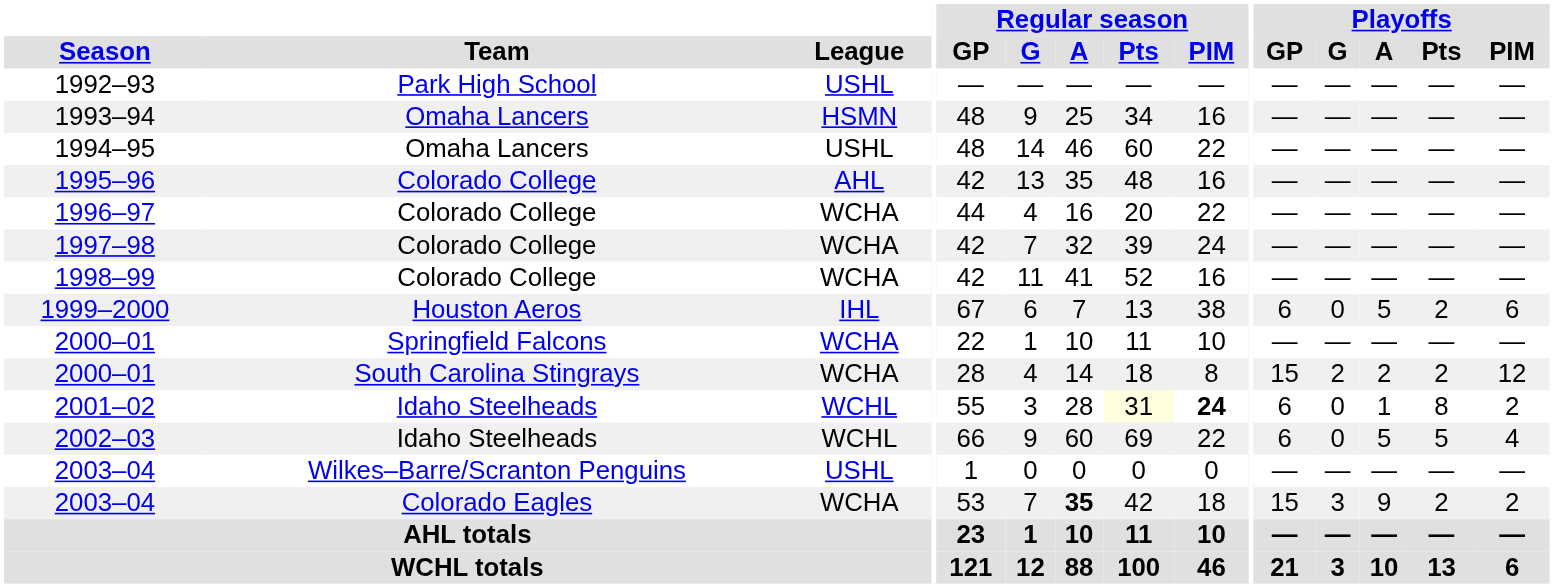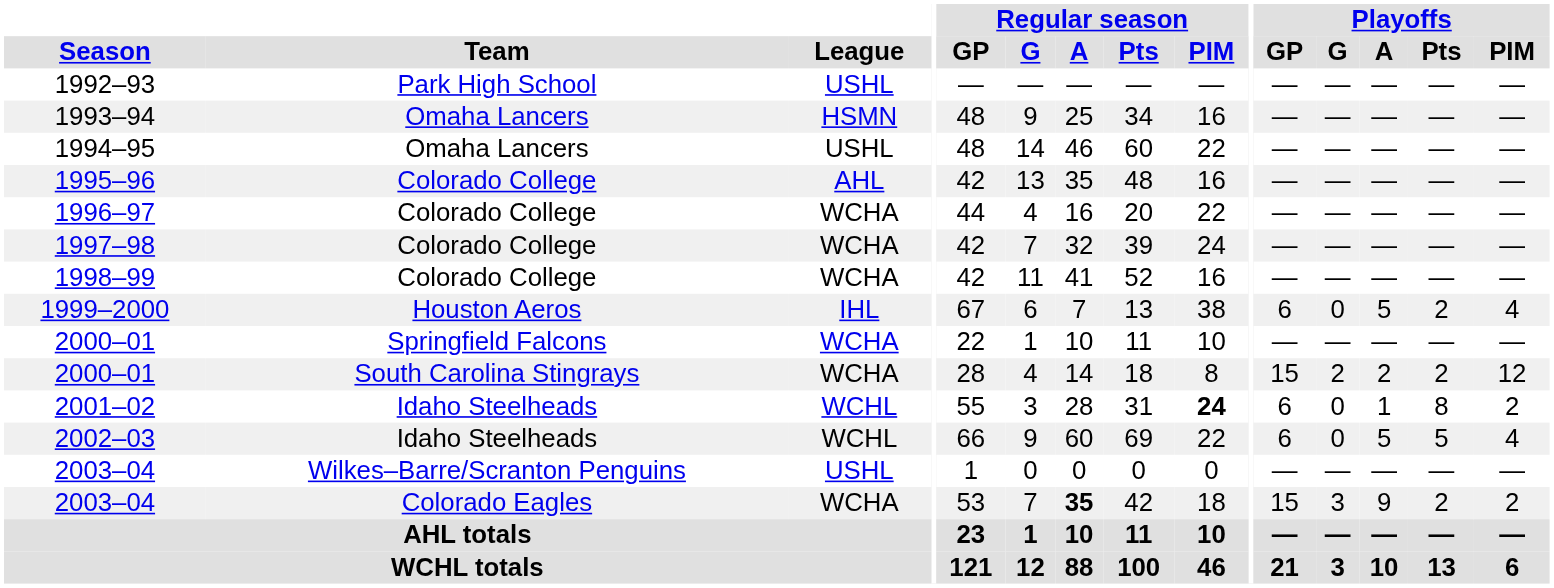(1512, 309) 6 -> (1512, 309) 4
(1139, 406) lightyellow background -> (1139, 406) no background
